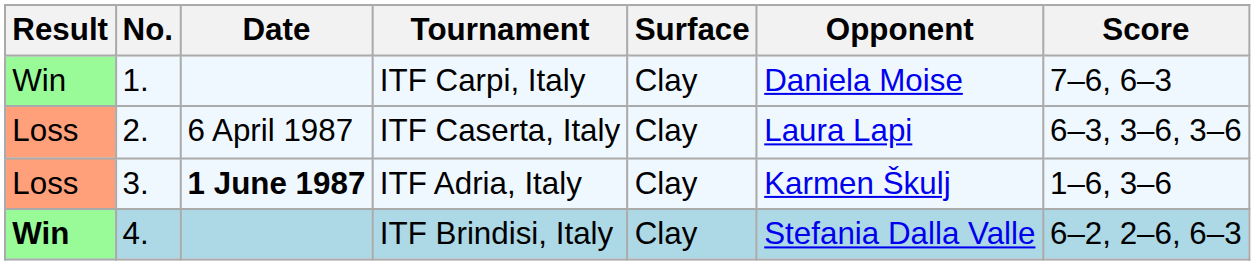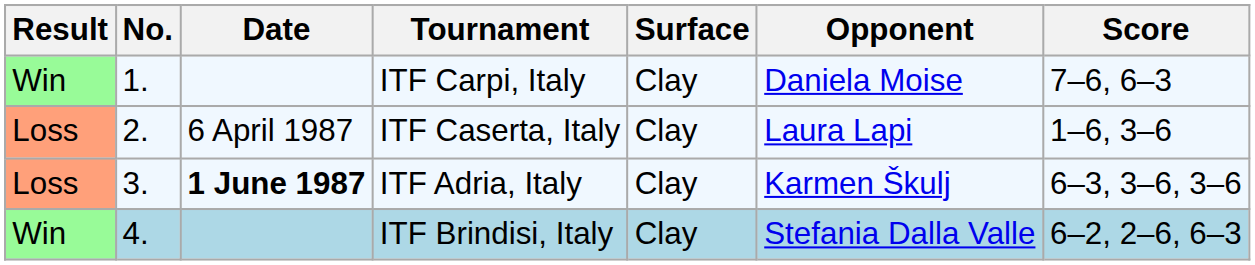(1146, 131) 6–3, 3–6, 3–6 -> (1111, 131) 1–6, 3–6
(1111, 182) 1–6, 3–6 -> (1146, 182) 6–3, 3–6, 3–6
(41, 232) bold -> (39, 232) normal
